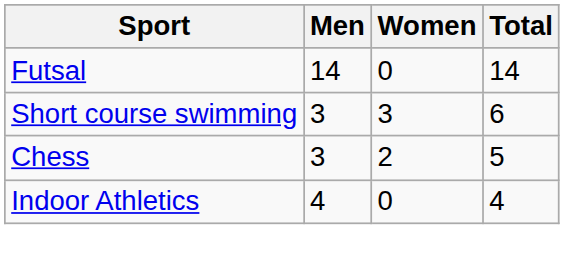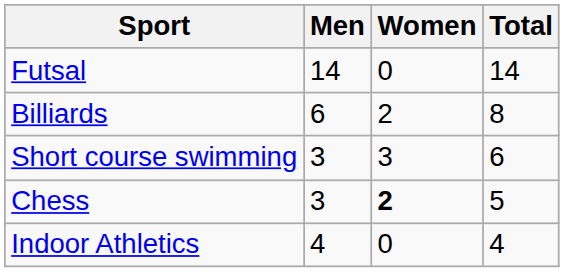+ row: (59, 113)
(385, 157) normal -> (385, 200) bold
